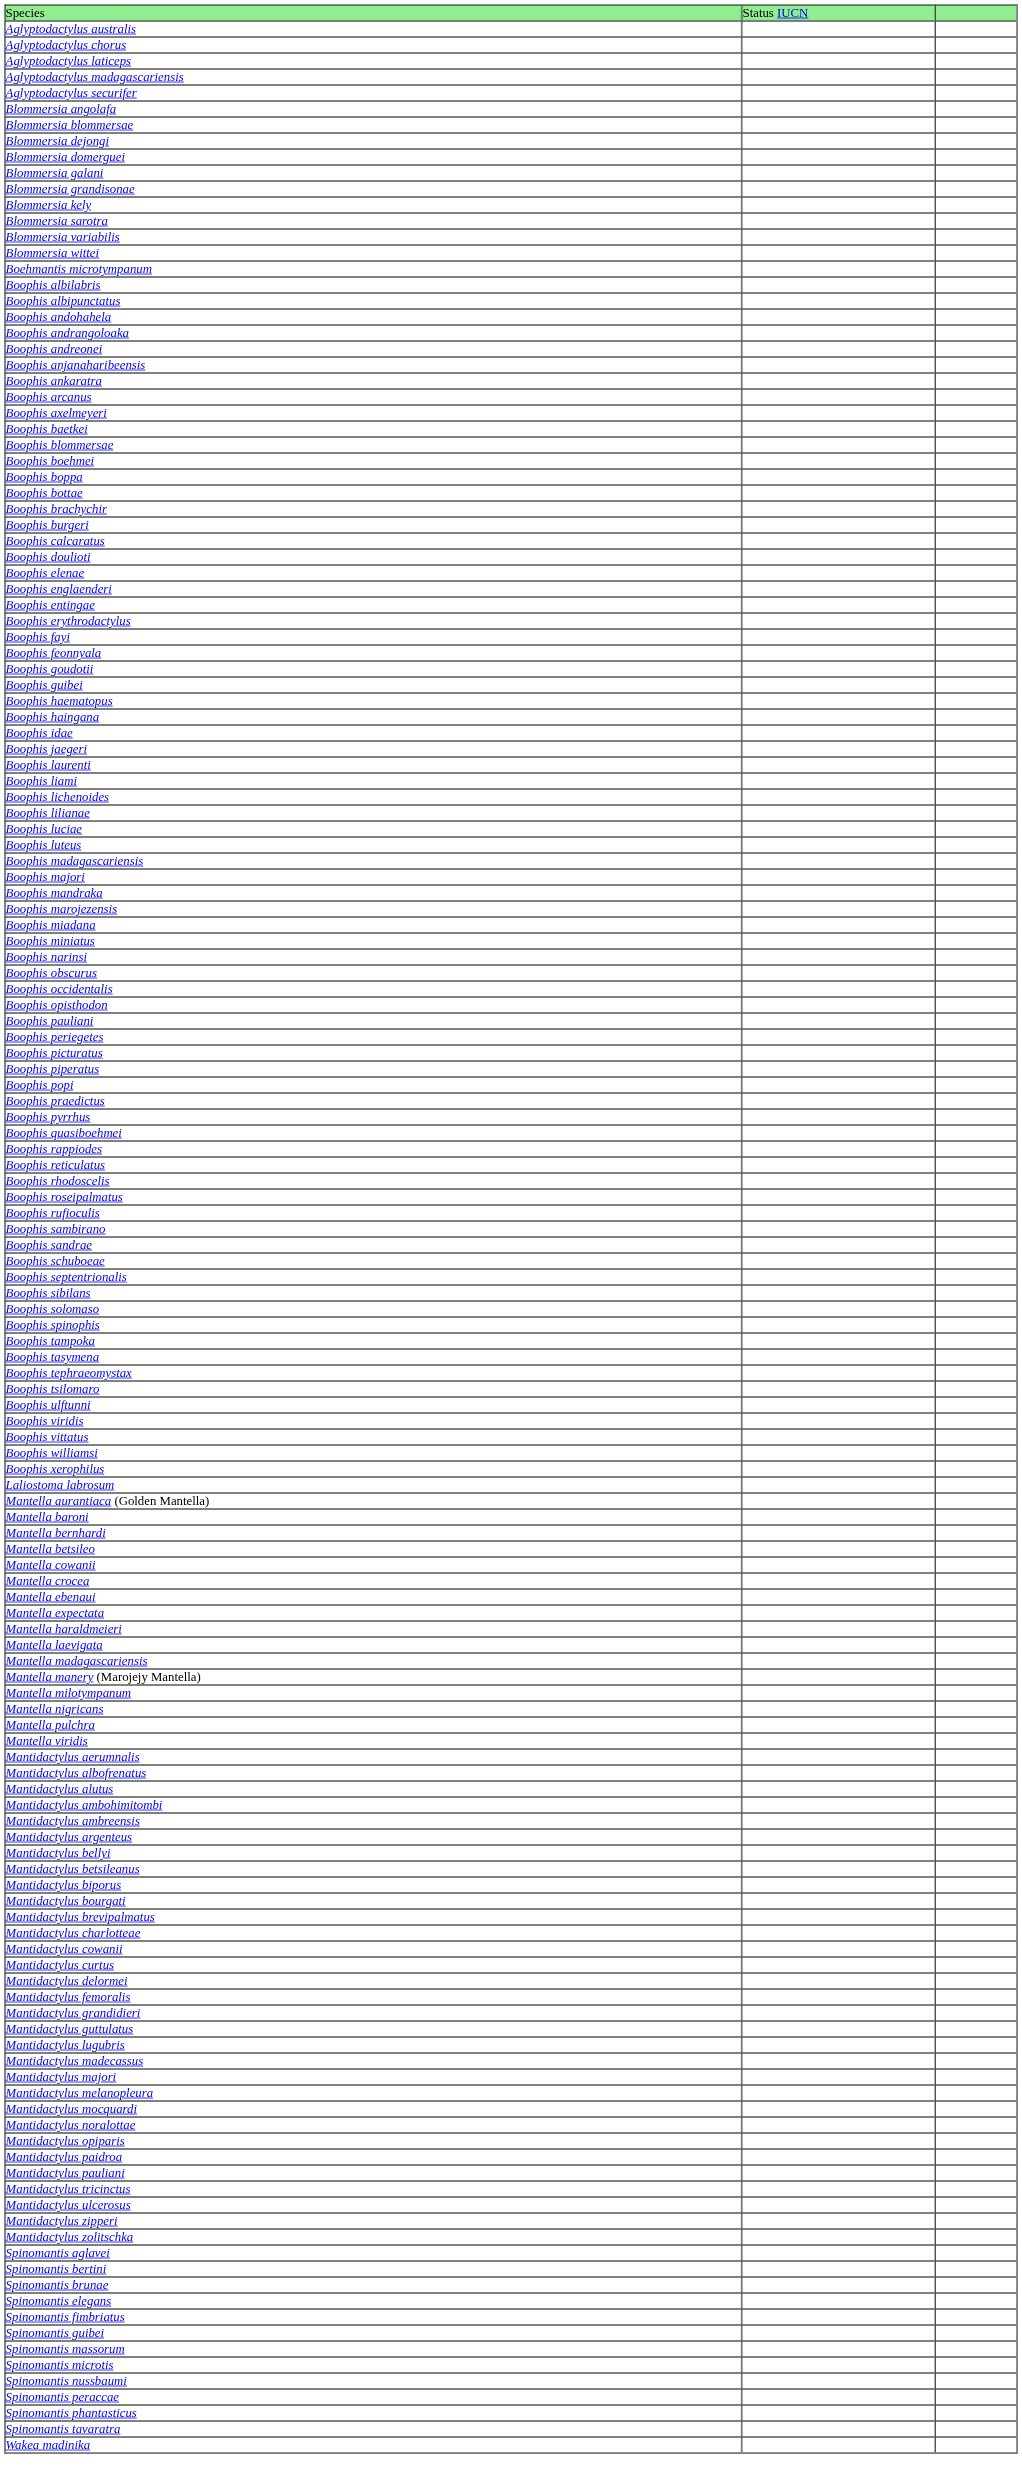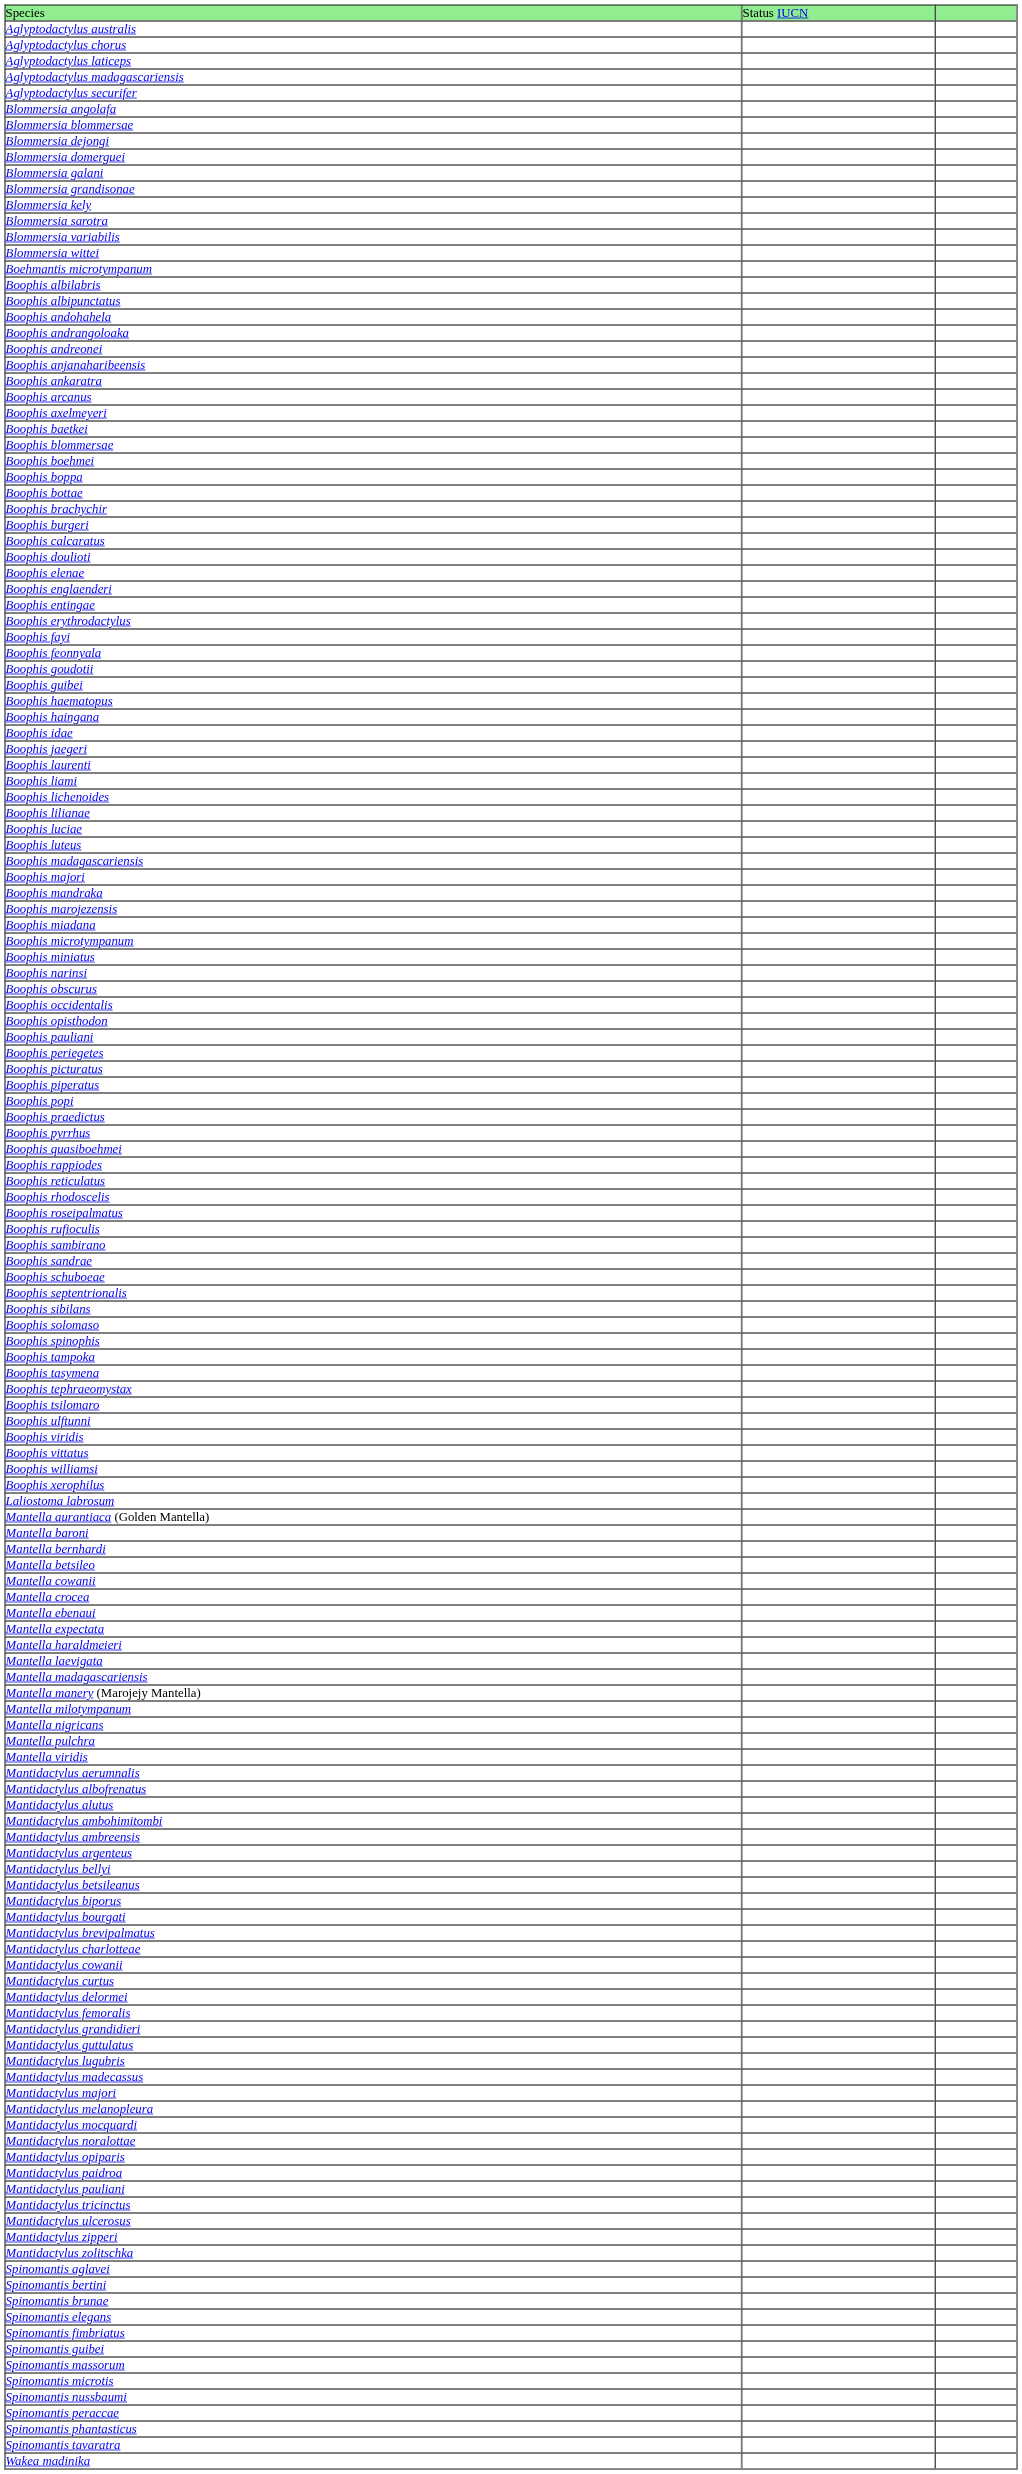+ row: (70, 940)
